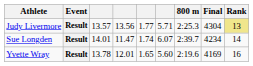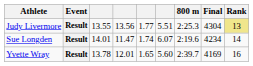(101, 26) 13.57 -> (101, 26) 13.55
(165, 26) 5.71 -> (165, 26) 5.51
(188, 40) 2:39.7 -> (188, 40) 2:19.6
(188, 54) 2:19.6 -> (188, 54) 2:39.7
